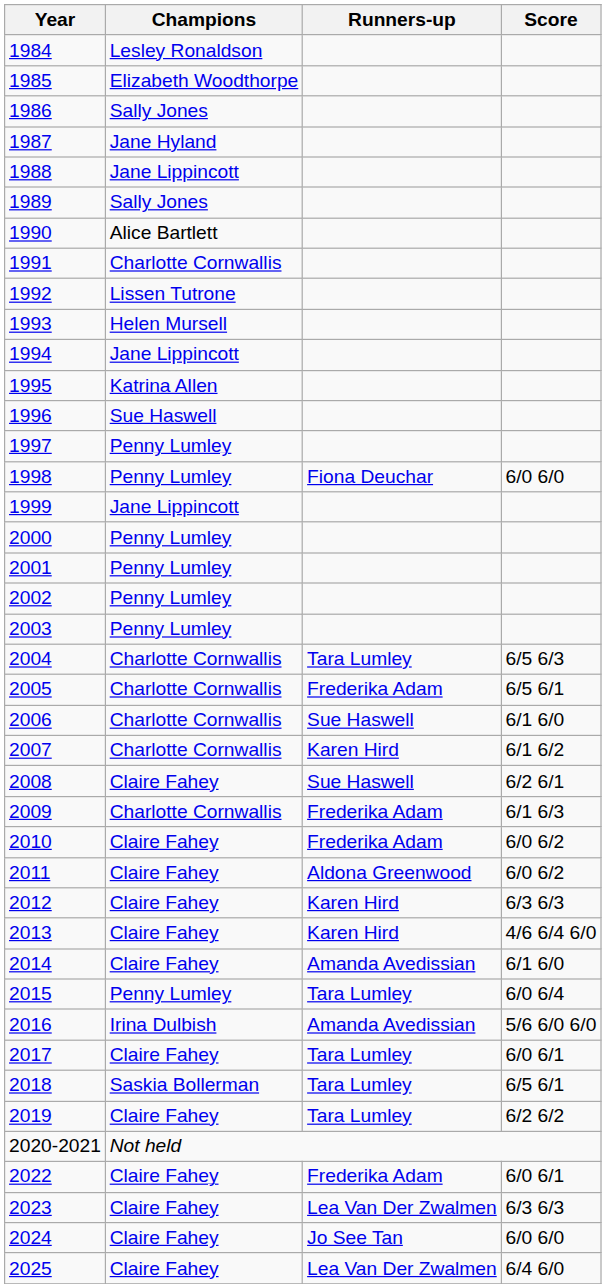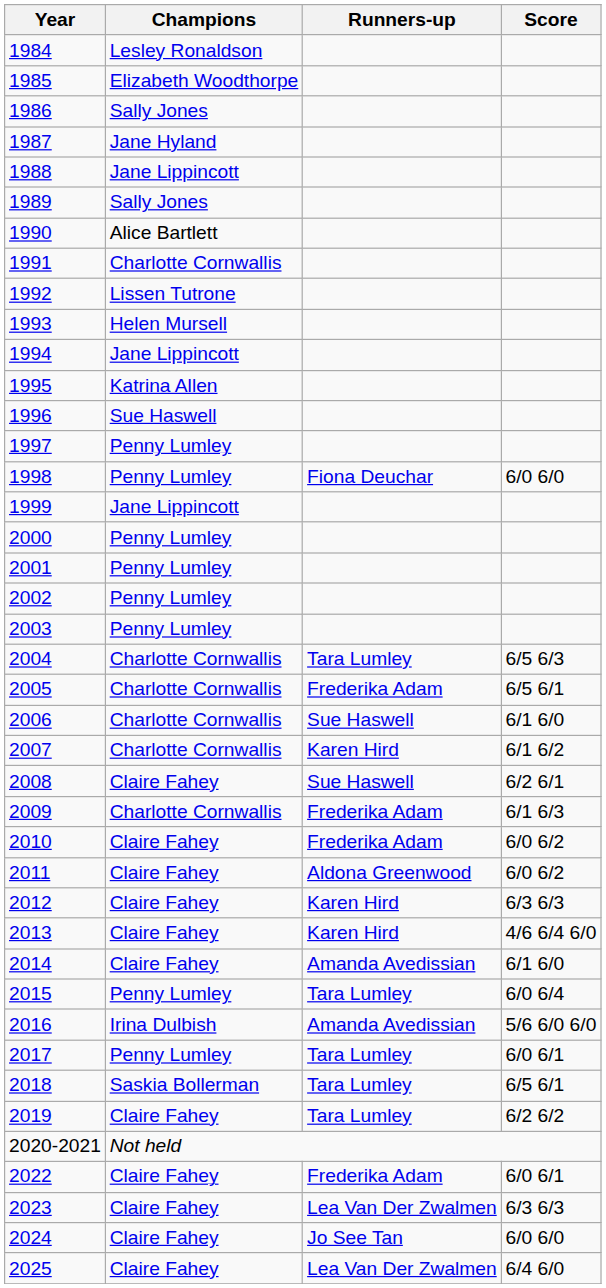(164, 1055) Claire Fahey -> (171, 1055) Penny Lumley
